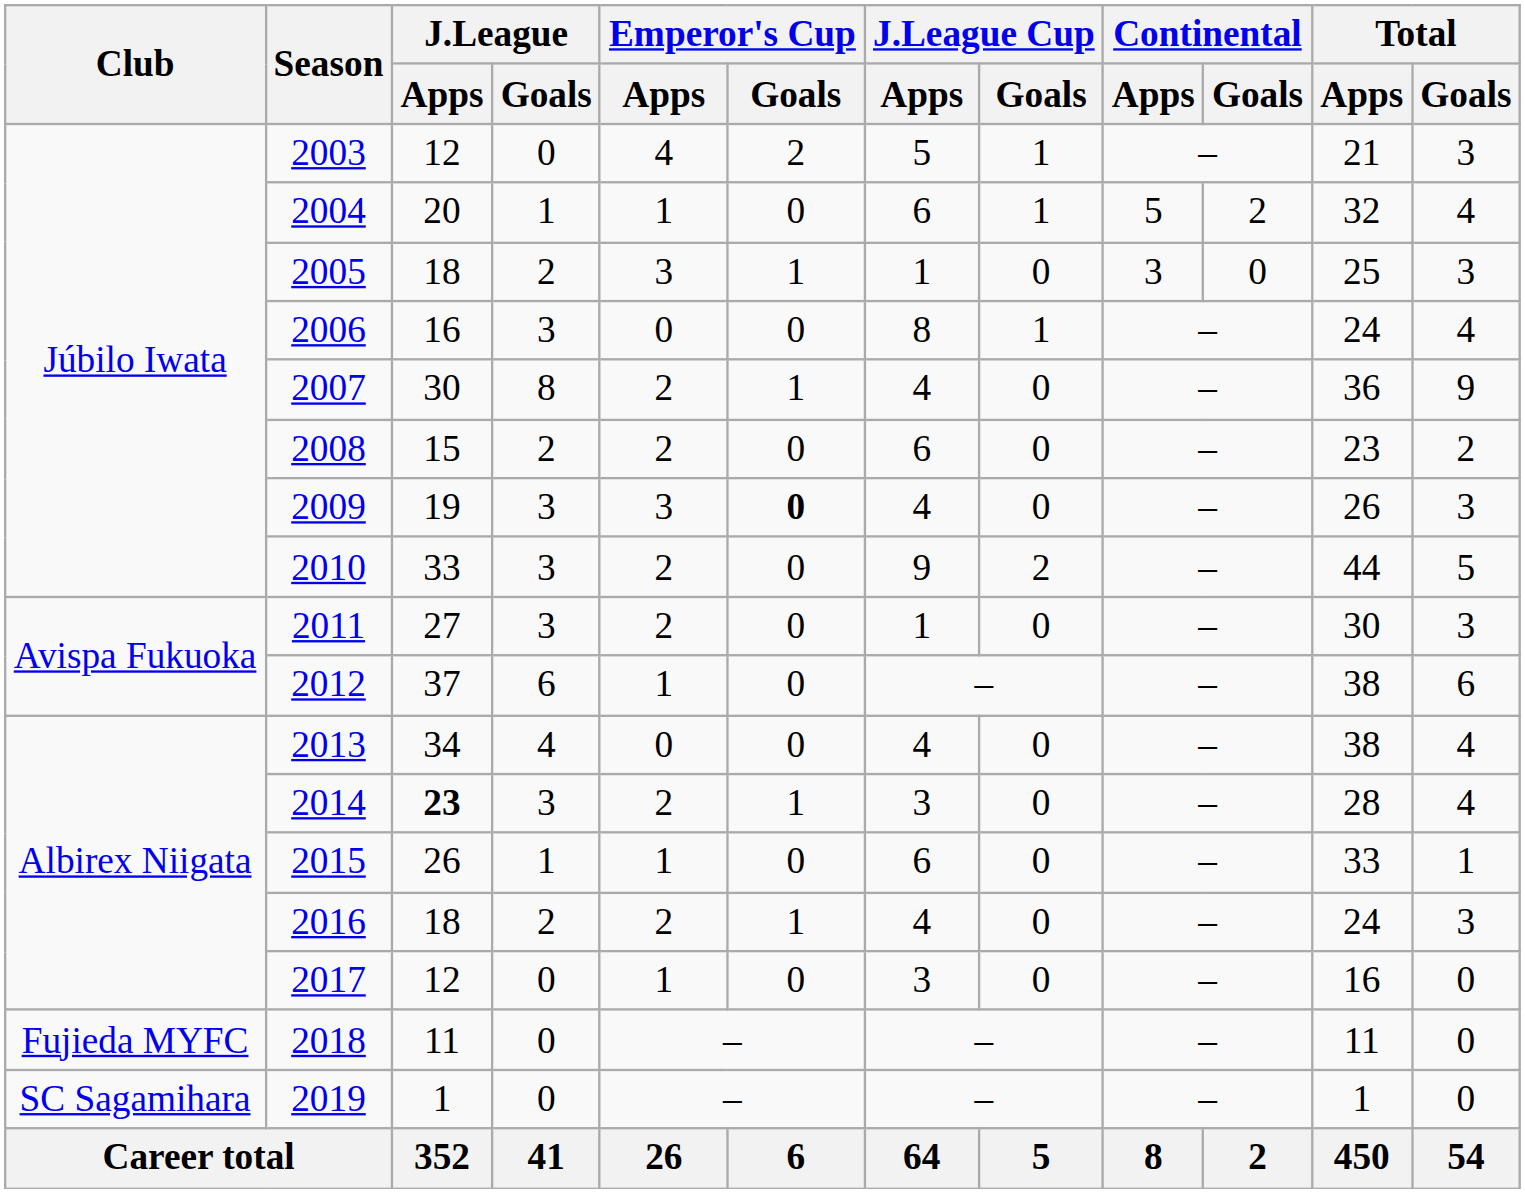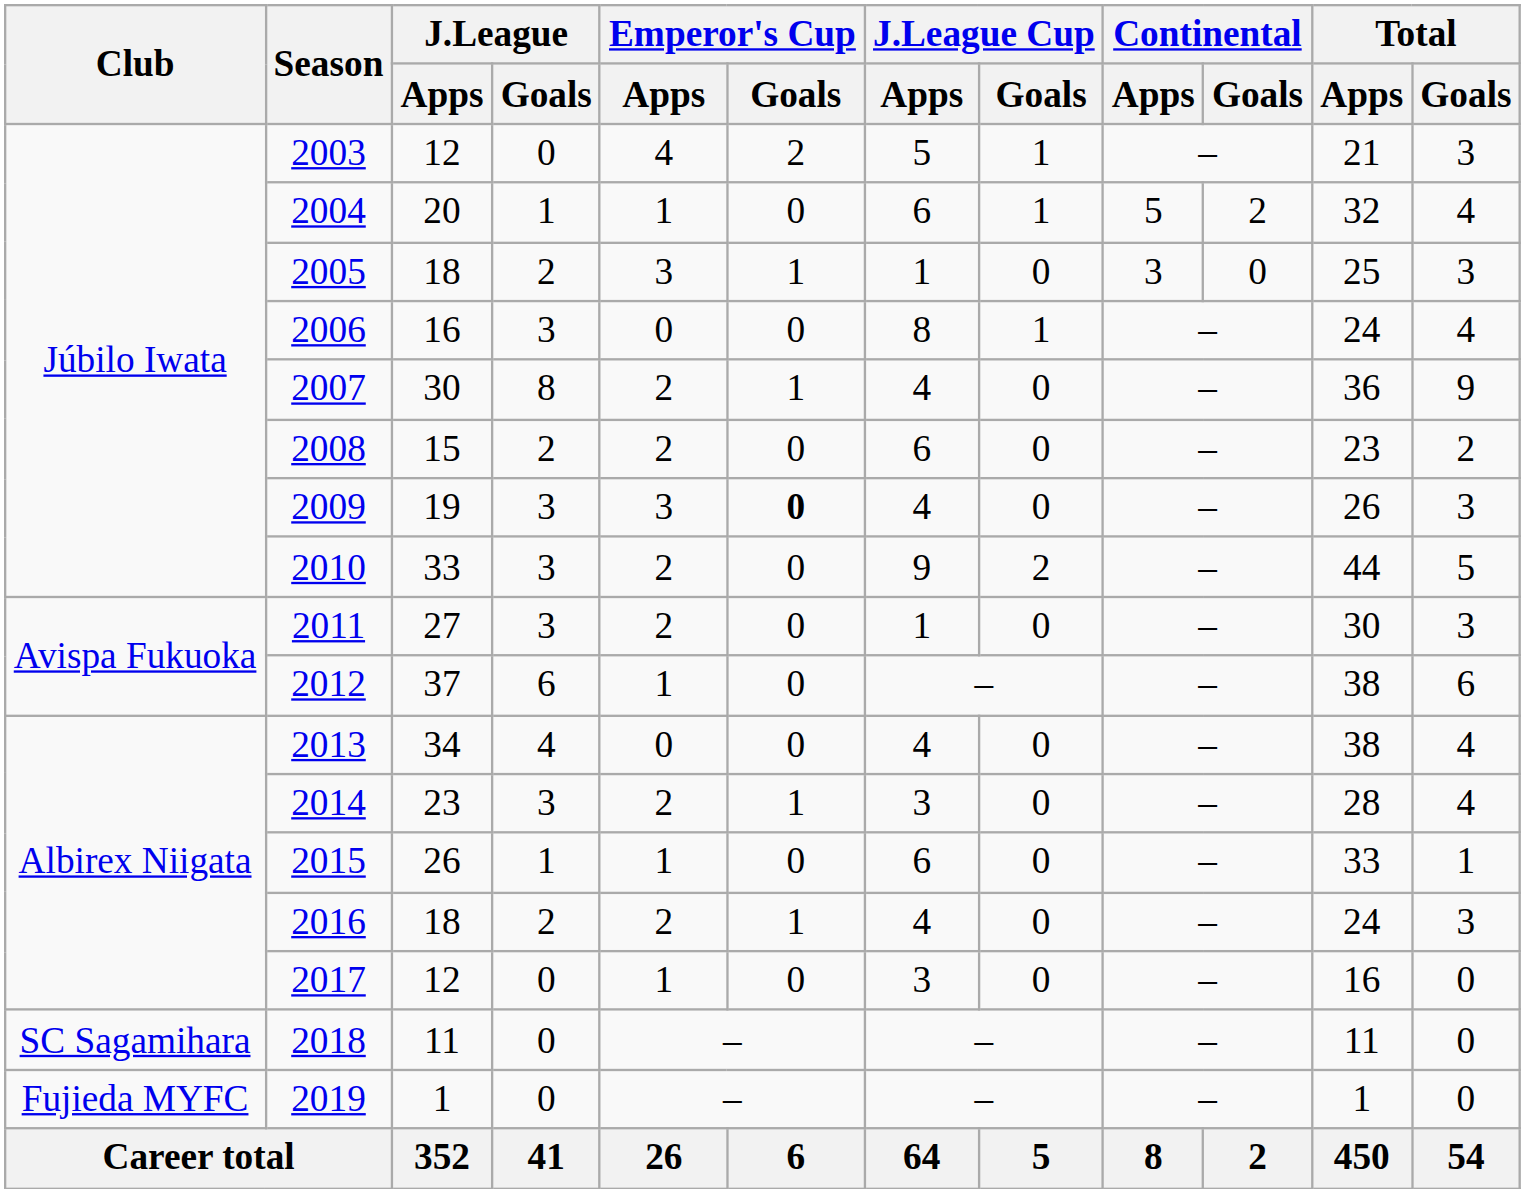(442, 802) bold -> (442, 802) normal
(135, 1039) Fujieda MYFC -> (135, 1039) SC Sagamihara
(135, 1098) SC Sagamihara -> (135, 1098) Fujieda MYFC
